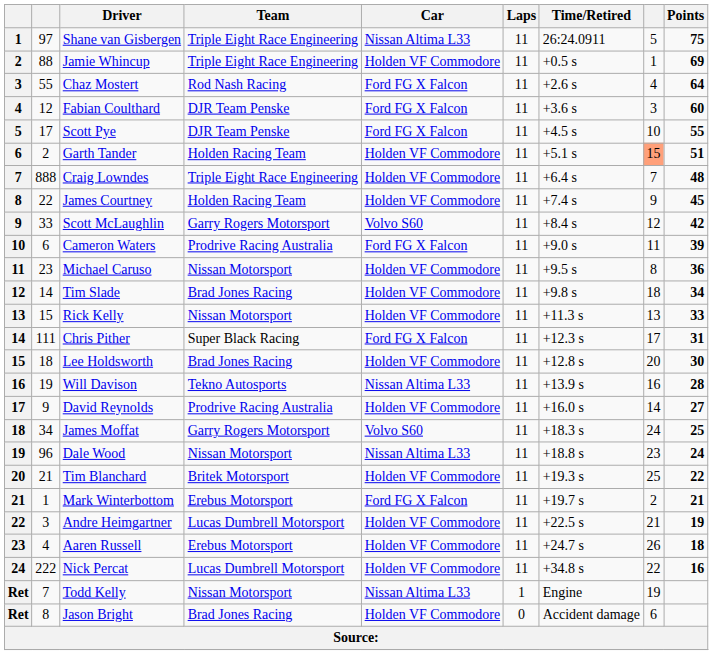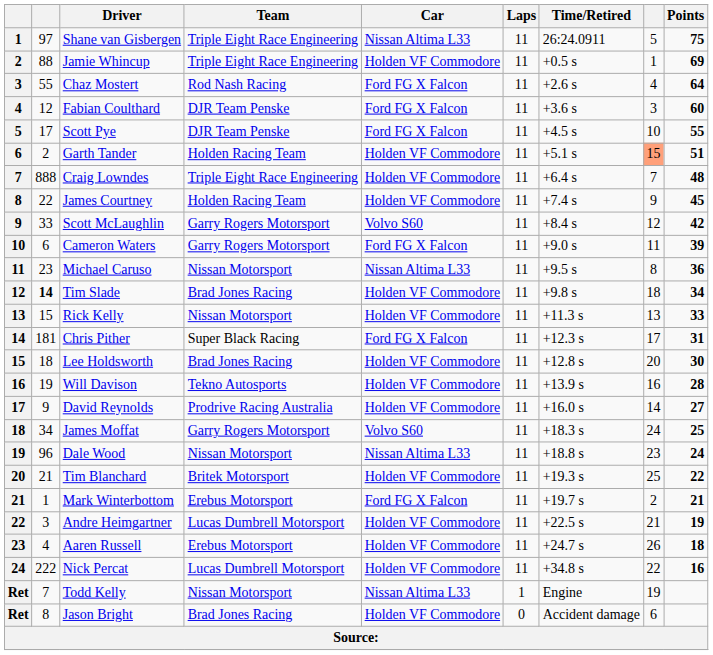(260, 246) Prodrive Racing Australia -> (259, 246) Garry Rogers Motorsport
(432, 269) Holden VF Commodore -> (417, 269) Nissan Altima L33
(46, 292) normal -> (46, 292) bold
(46, 338) 111 -> (46, 338) 181
(417, 385) Nissan Altima L33 -> (432, 385) Holden VF Commodore
